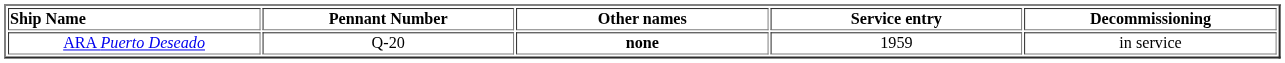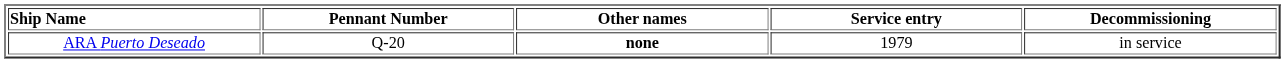(896, 43) 1959 -> (896, 43) 1979
